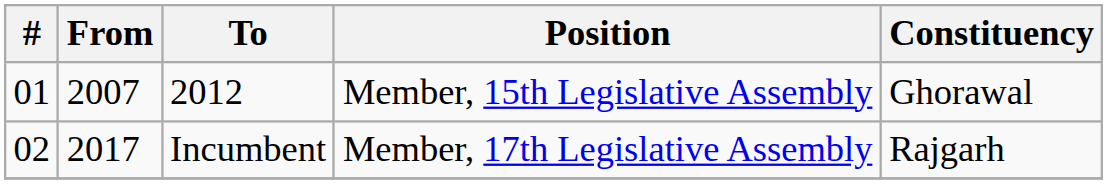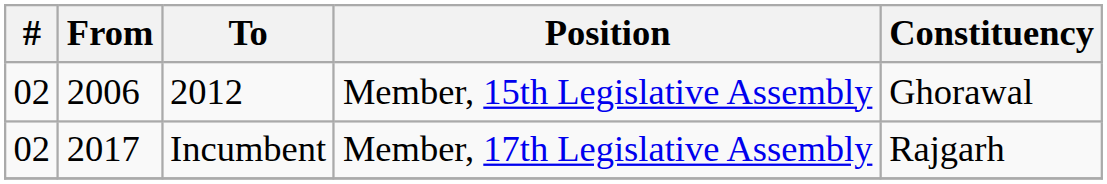(32, 91) 01 -> (32, 91) 02
(103, 91) 2007 -> (103, 91) 2006
